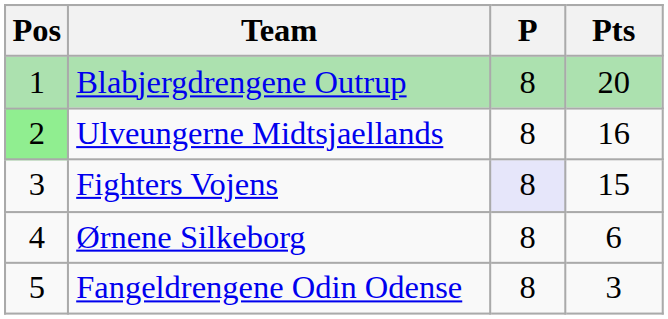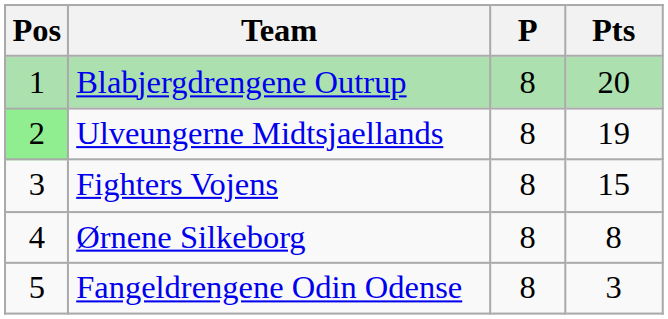(614, 133) 16 -> (614, 133) 19
(528, 184) lavender background -> (528, 184) no background
(614, 236) 6 -> (614, 236) 8
